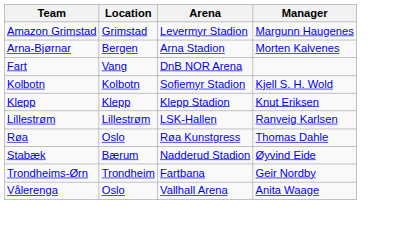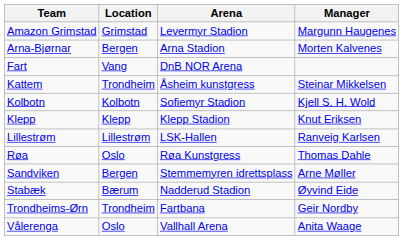+ row: (25, 84)
+ row: (33, 173)
